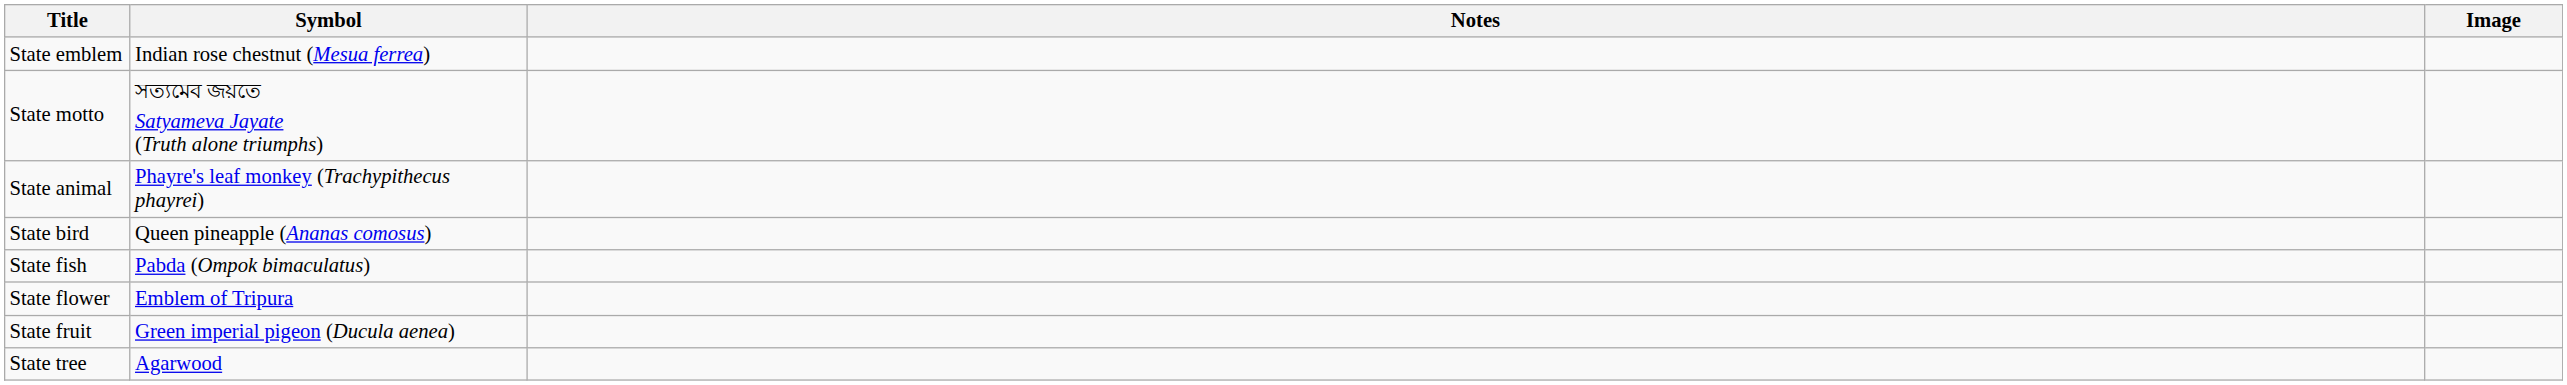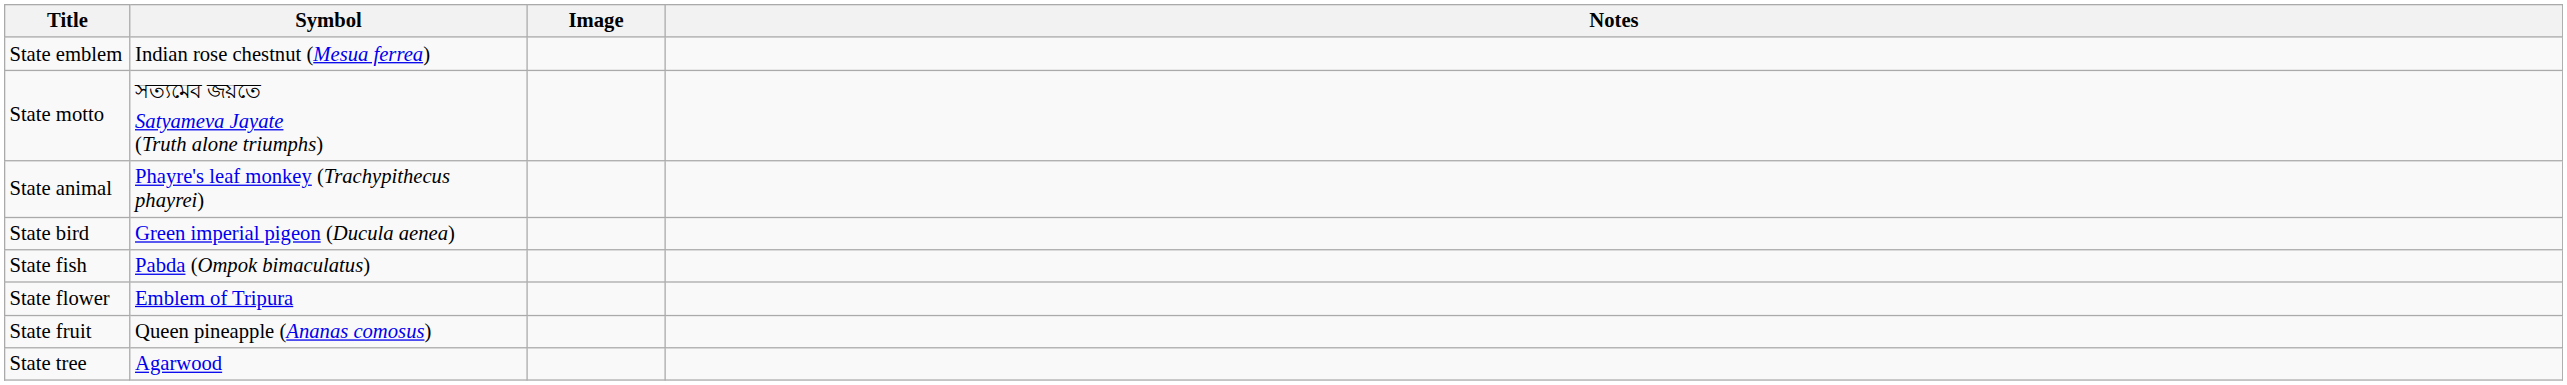columns swapped: (2493, 20) <-> (1475, 20)
(283, 233) Queen pineapple (Ananas comosus) -> (295, 233) Green imperial pigeon (Ducula aenea)
(295, 331) Green imperial pigeon (Ducula aenea) -> (283, 331) Queen pineapple (Ananas comosus)
